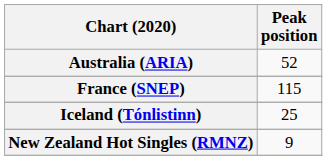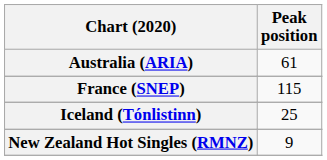(289, 62) 52 -> (289, 62) 61
